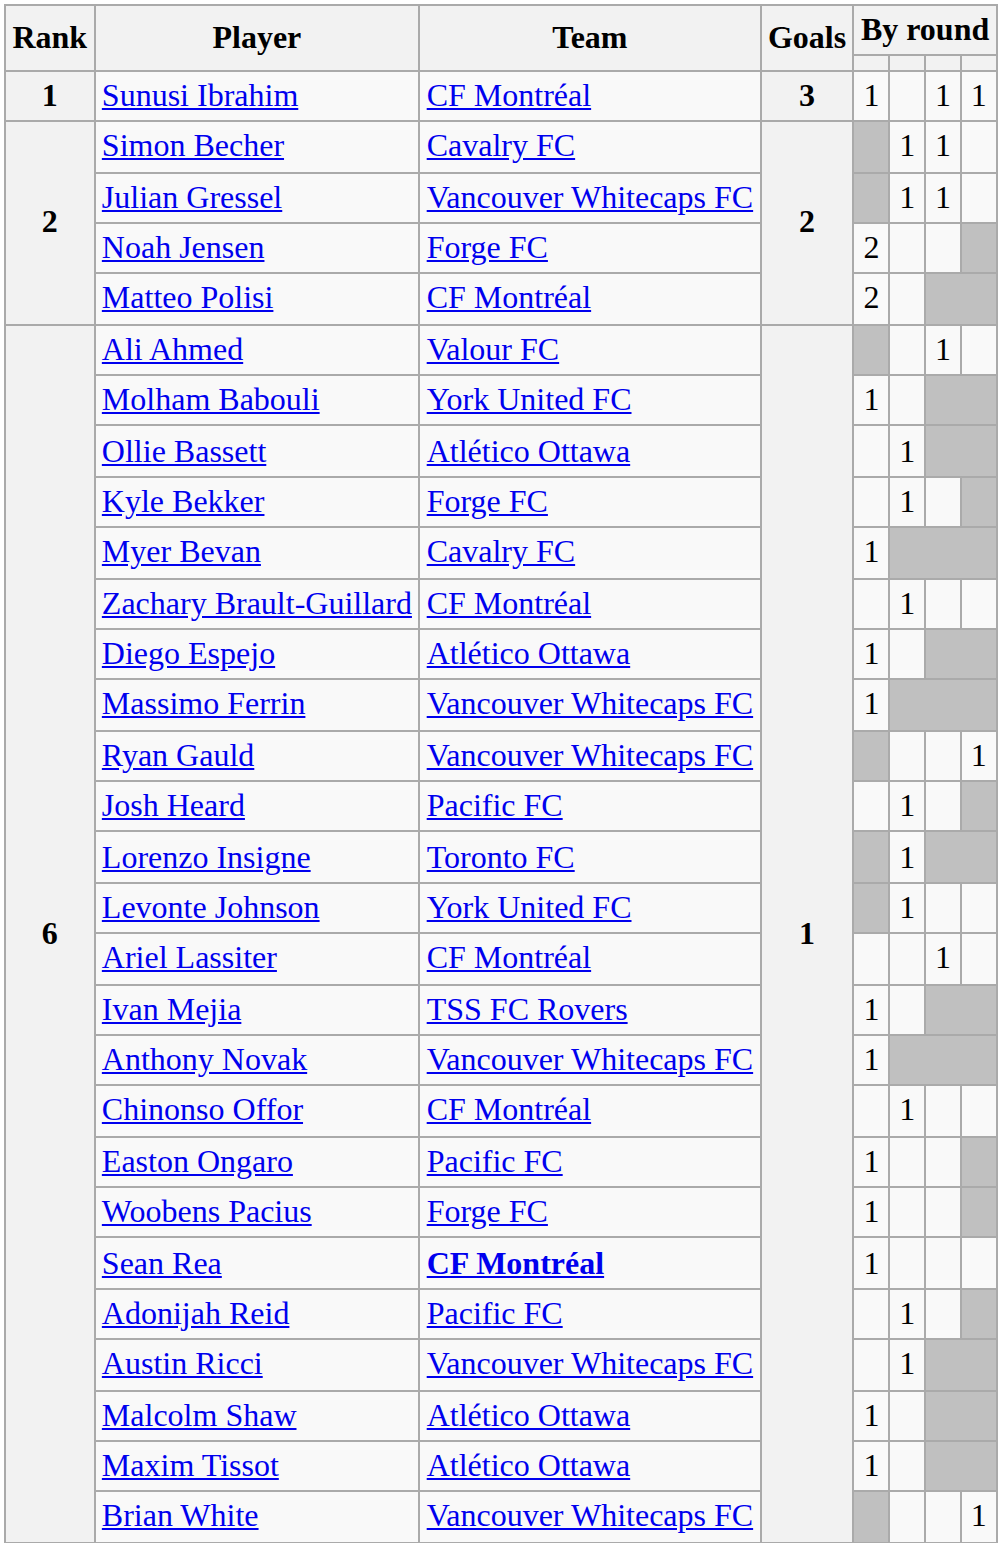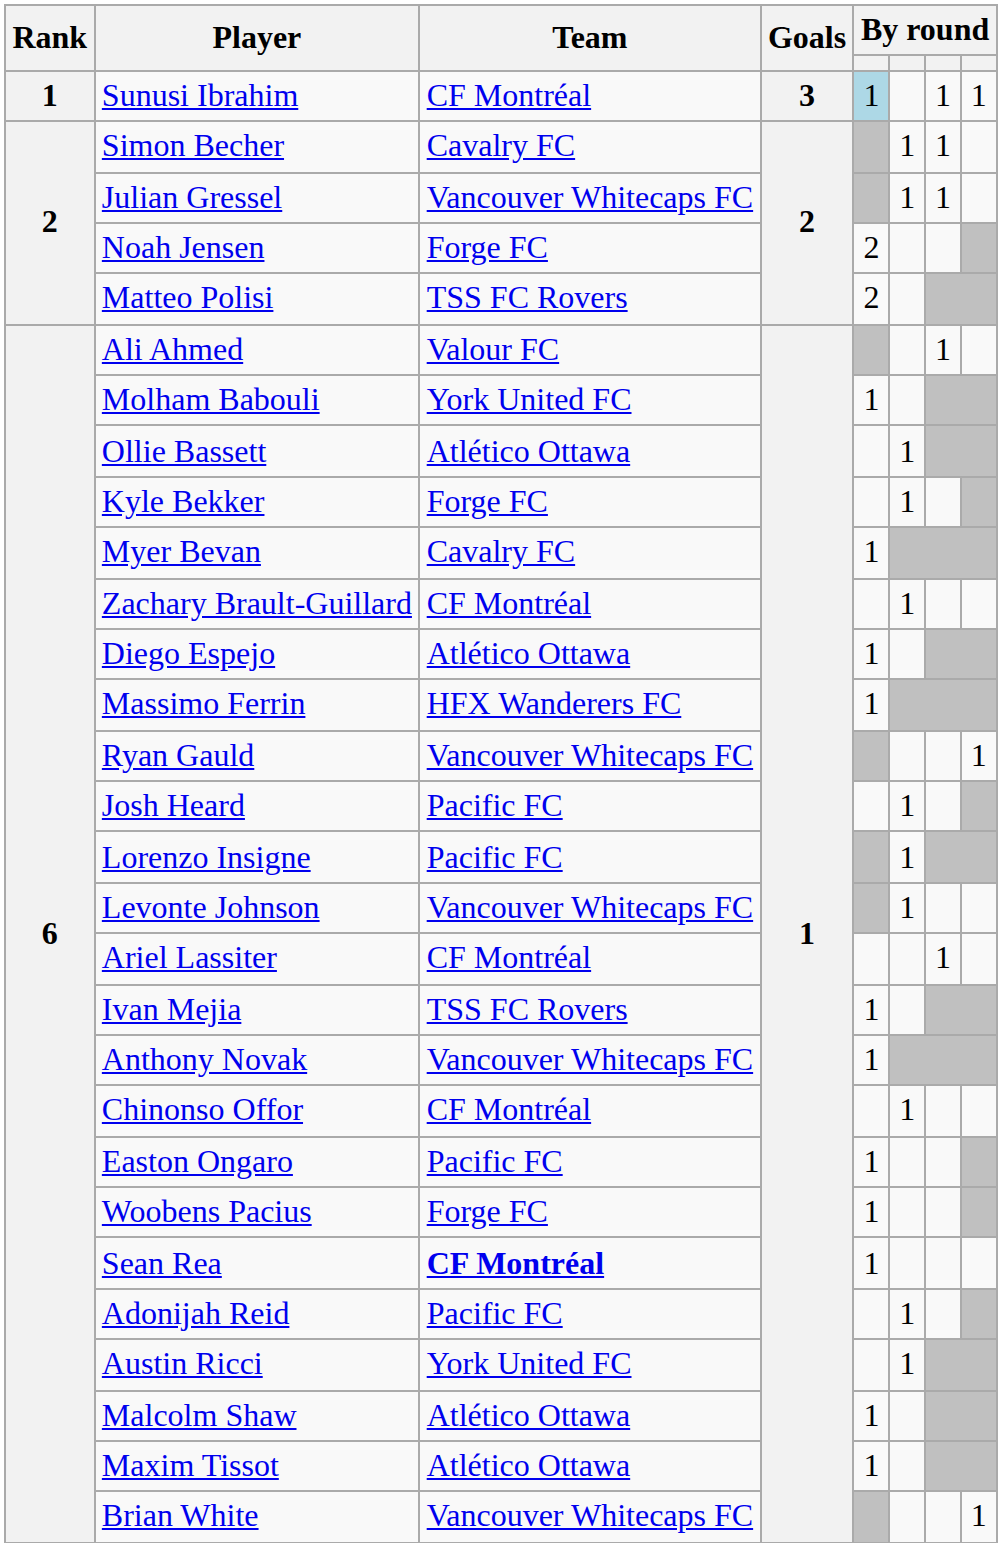(871, 95) no background -> (871, 95) lightblue background
(509, 298) CF Montréal -> (527, 298) TSS FC Rovers
(590, 704) Vancouver Whitecaps FC -> (554, 704) HFX Wanderers FC
(501, 856) Toronto FC -> (495, 856) Pacific FC
(529, 907) York United FC -> (590, 907) Vancouver Whitecaps FC
(590, 1364) Vancouver Whitecaps FC -> (529, 1364) York United FC
